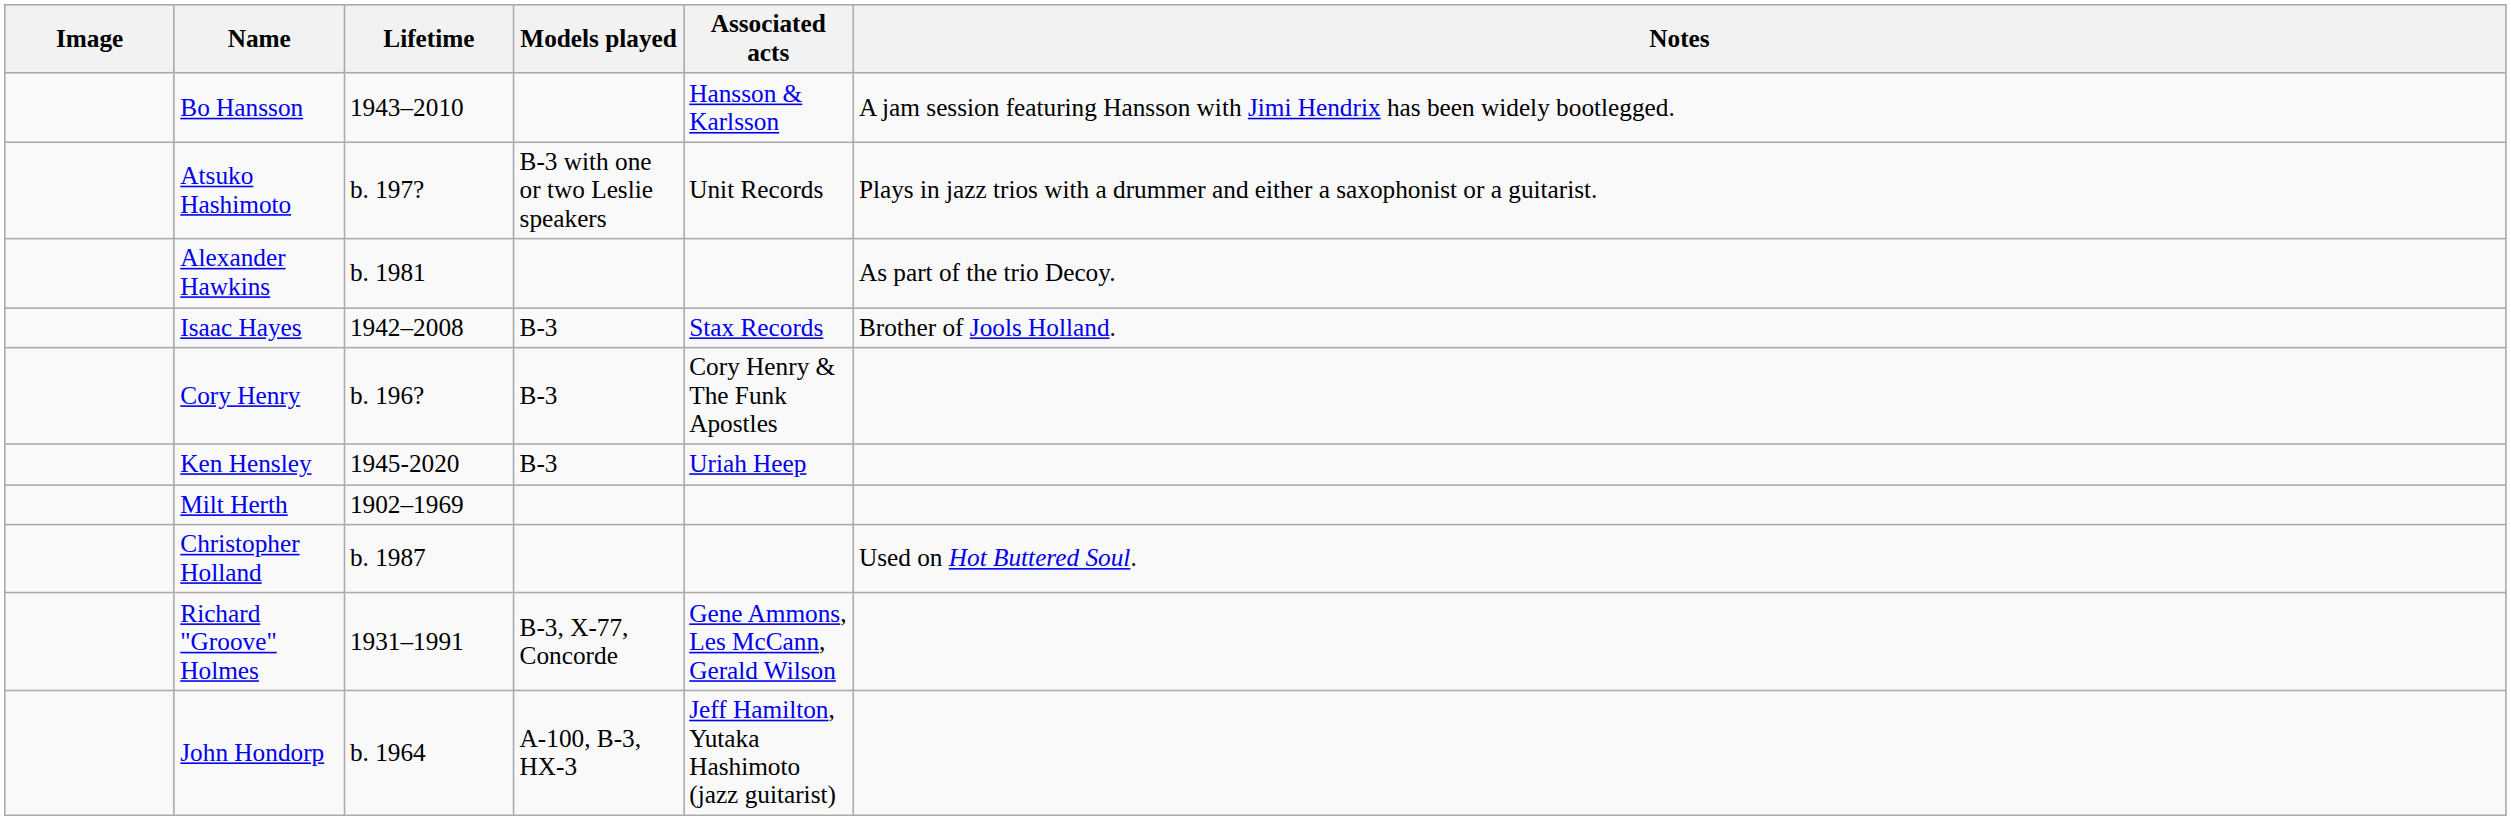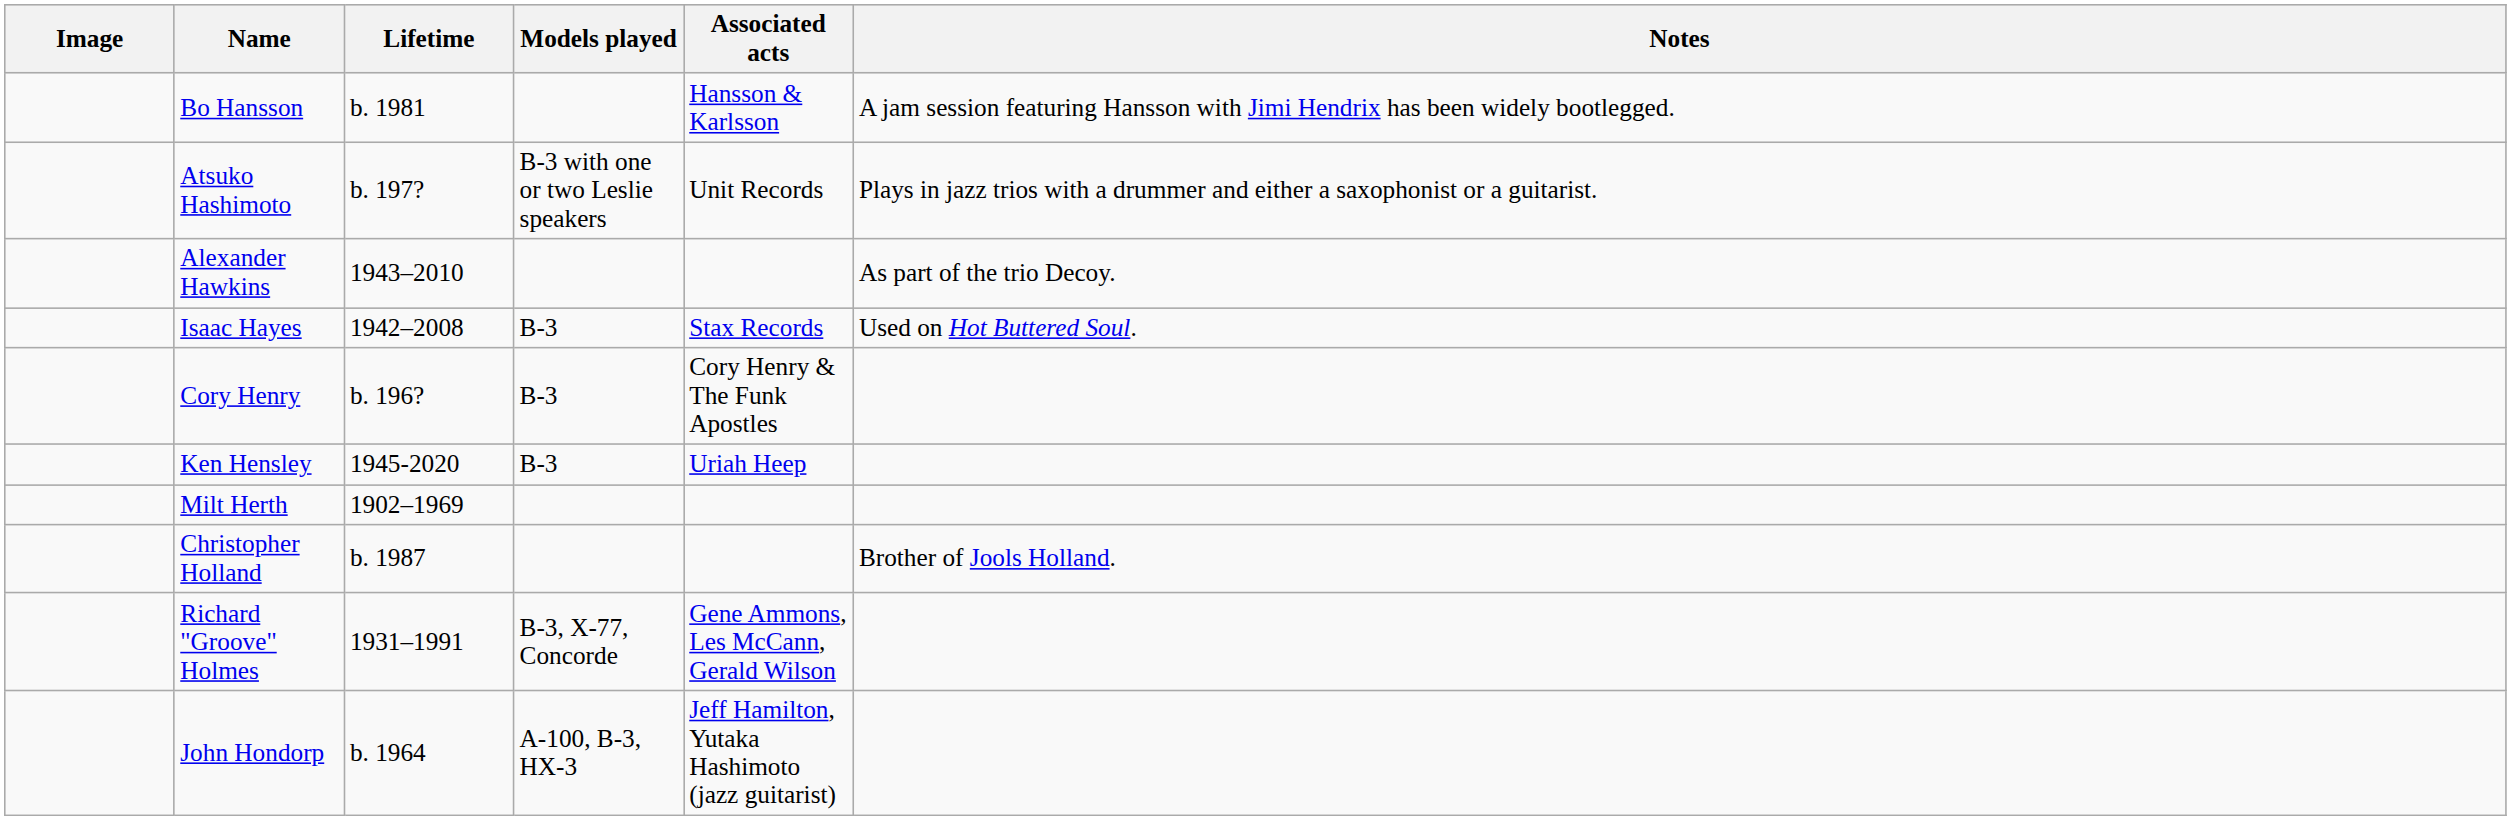(407, 107) 1943–2010 -> (388, 107) b. 1981
(388, 272) b. 1981 -> (407, 272) 1943–2010
(987, 327) Brother of Jools Holland. -> (998, 327) Used on Hot Buttered Soul.
(998, 558) Used on Hot Buttered Soul. -> (987, 558) Brother of Jools Holland.
